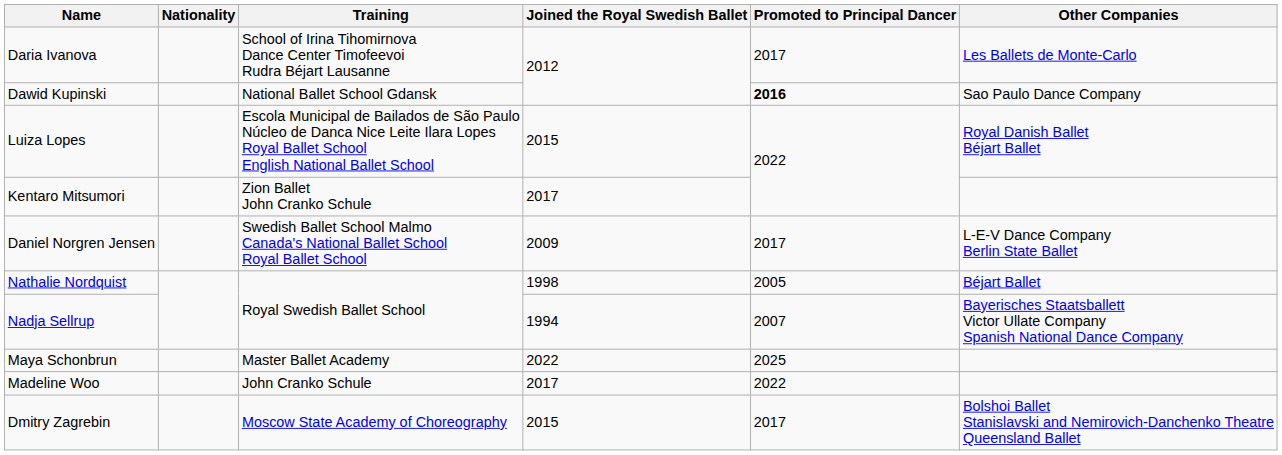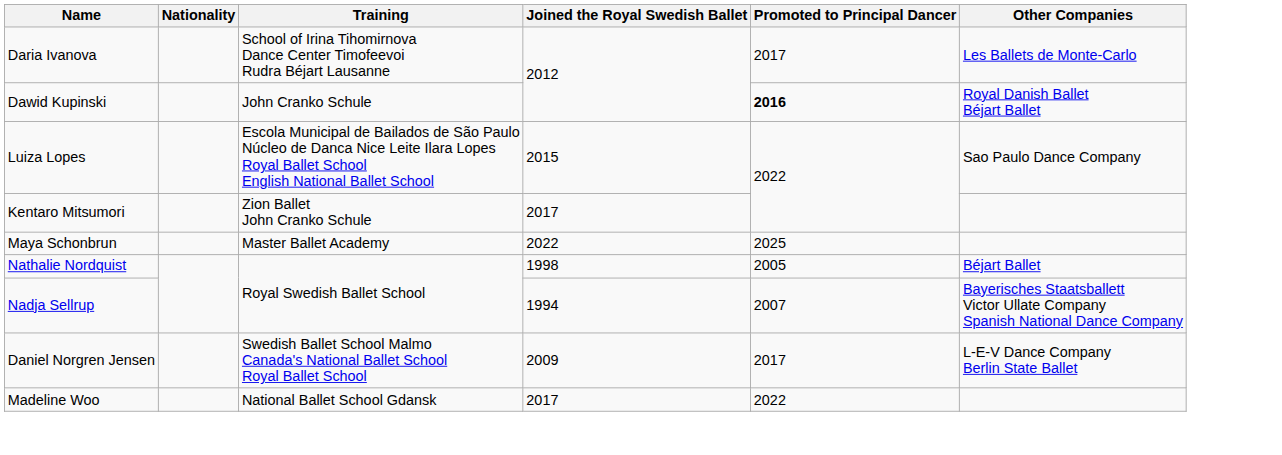(339, 93) National Ballet School Gdansk -> (307, 102) John Cranko Schule
(1052, 93) Sao Paulo Dance Company -> (1026, 102) Royal Danish Ballet Béjart Ballet
(1026, 141) Royal Danish Ballet Béjart Ballet -> (1052, 157) Sao Paulo Dance Company
rows swapped: (81, 243) <-> (62, 360)
(307, 383) John Cranko Schule -> (339, 399) National Ballet School Gdansk
- row: (59, 422)
